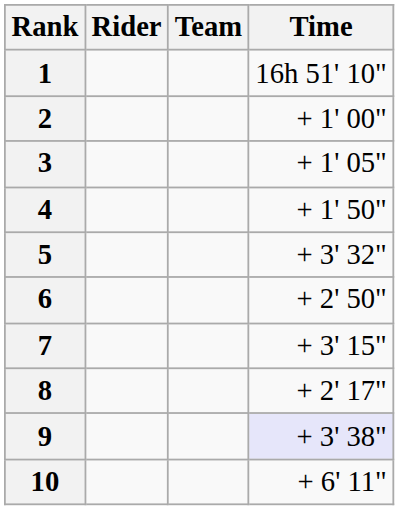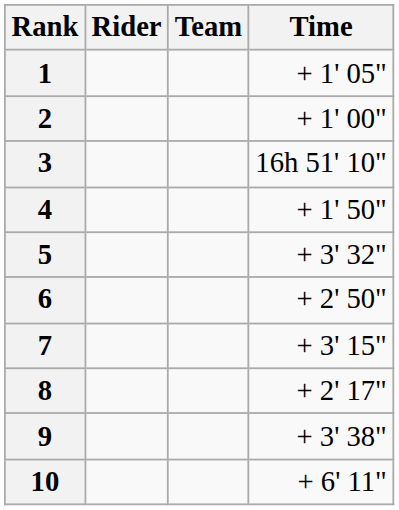(321, 72) 16h 51' 10" -> (342, 72) + 1' 05"
(342, 163) + 1' 05" -> (321, 163) 16h 51' 10"
(342, 436) lavender background -> (342, 436) no background
